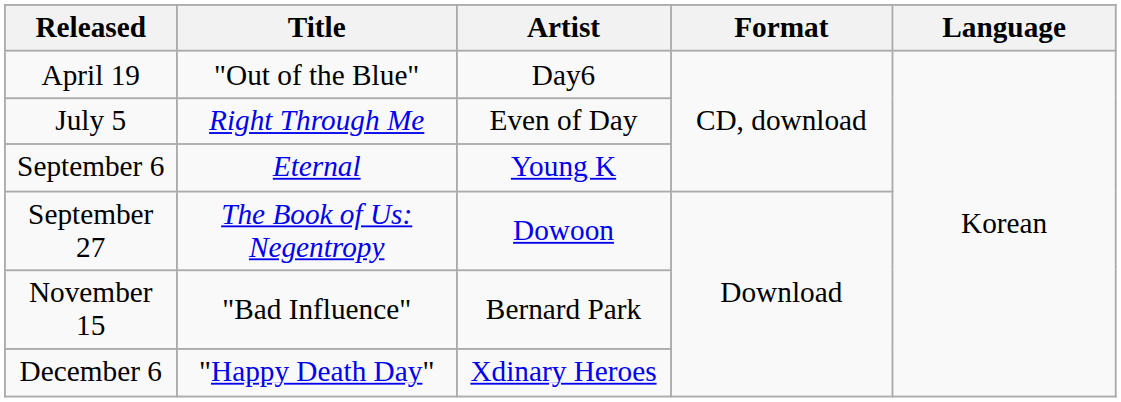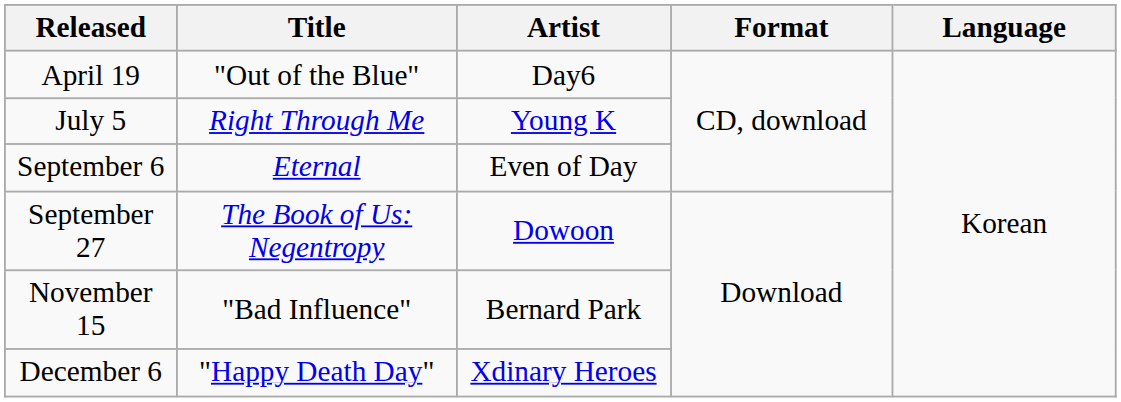(564, 120) Even of Day -> (564, 120) Young K
(564, 167) Young K -> (564, 167) Even of Day
